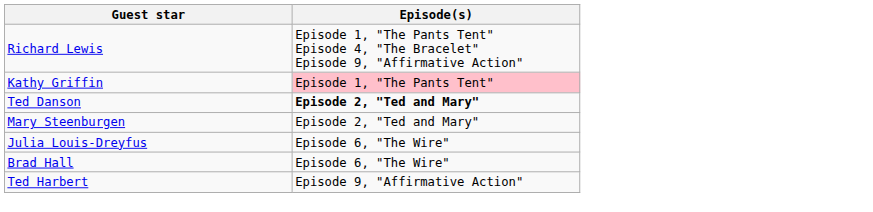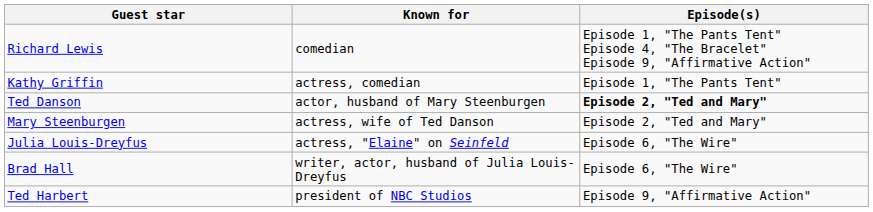+ column: (436, 14)
(395, 82) pink background -> (682, 82) no background
